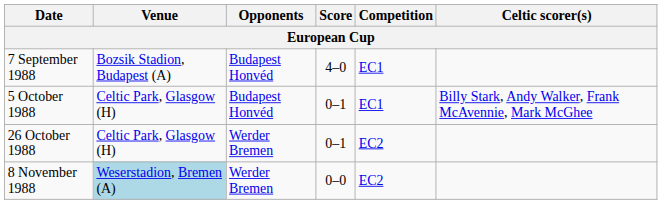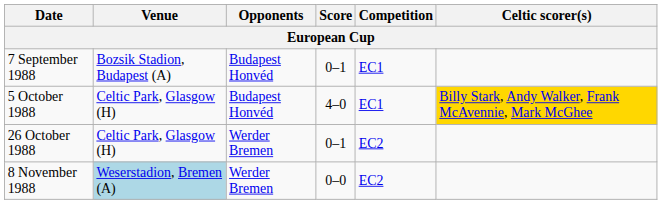(336, 67) 4–0 -> (336, 67) 0–1
(336, 105) 0–1 -> (336, 105) 4–0
(529, 105) no background -> (529, 105) gold background
